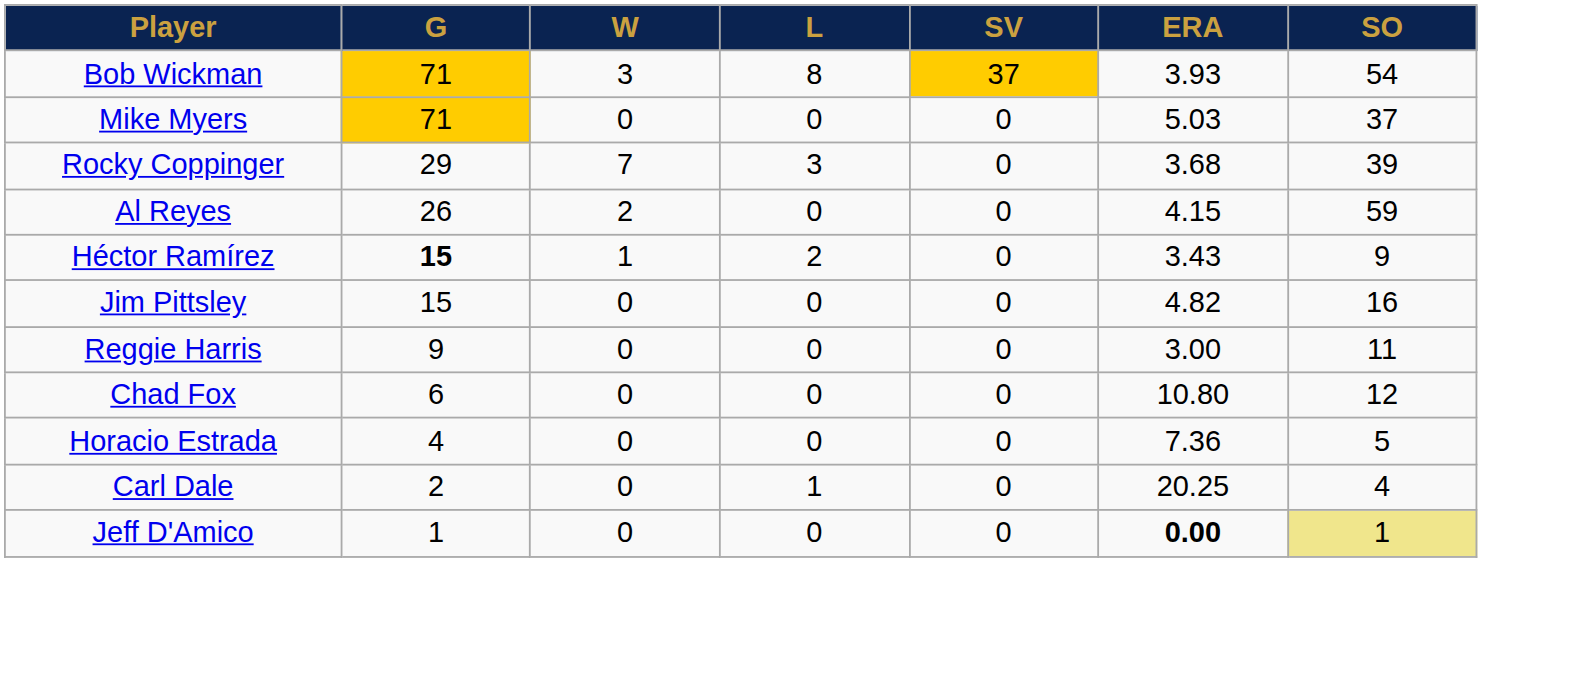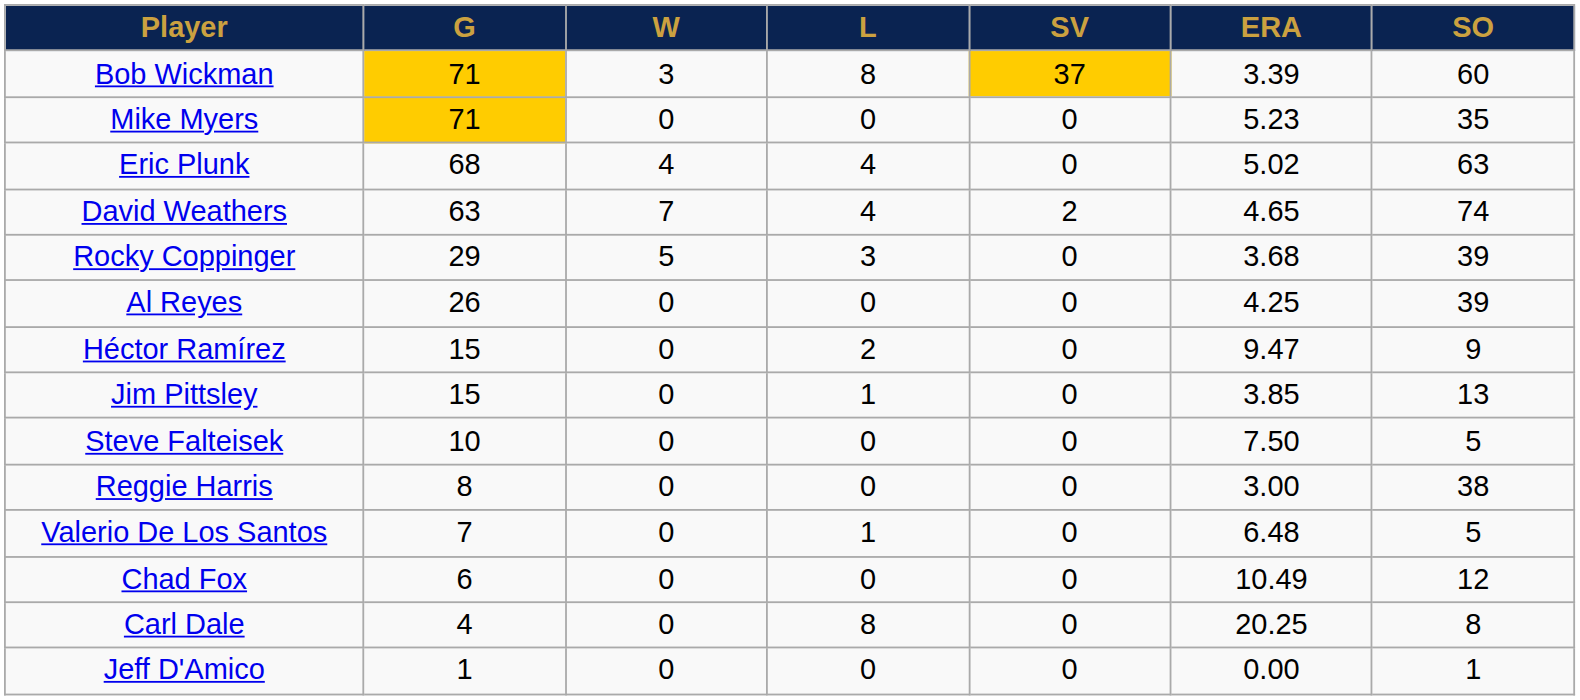(1193, 73) 3.93 -> (1271, 73) 3.39
(1382, 73) 54 -> (1473, 73) 60
(1193, 119) 5.03 -> (1271, 119) 5.23
(1382, 119) 37 -> (1473, 119) 35
+ row: (184, 165)
+ row: (184, 211)
(625, 165) 7 -> (666, 257) 5
(625, 211) 2 -> (666, 303) 0
(1193, 211) 4.15 -> (1271, 303) 4.25
(1382, 211) 59 -> (1473, 303) 39
(436, 257) bold -> (464, 348) normal
(625, 257) 1 -> (666, 348) 0
(1193, 257) 3.43 -> (1271, 348) 9.47
(814, 303) 0 -> (868, 394) 1
(1193, 303) 4.82 -> (1271, 394) 3.85
(1382, 303) 16 -> (1473, 394) 13
+ row: (184, 440)
(436, 348) 9 -> (464, 486) 8
(1382, 348) 11 -> (1473, 486) 38
+ row: (184, 532)
(1193, 394) 10.80 -> (1271, 578) 10.49
- row: (173, 440)
(436, 486) 2 -> (464, 624) 4
(814, 486) 1 -> (868, 624) 8
(1382, 486) 4 -> (1473, 624) 8
(1193, 532) bold -> (1271, 670) normal
(1382, 532) khaki background -> (1473, 670) no background
